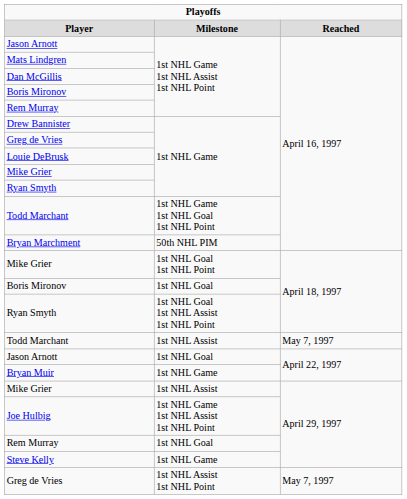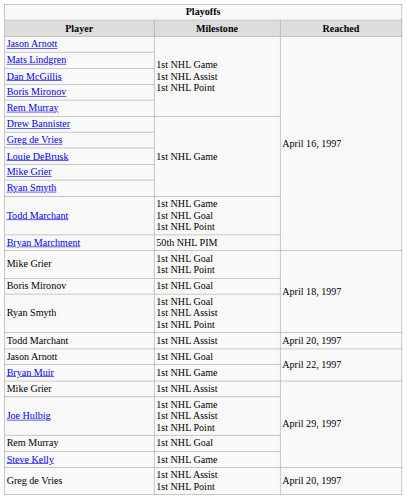(308, 340) May 7, 1997 -> (312, 340) April 20, 1997
(308, 481) May 7, 1997 -> (312, 481) April 20, 1997
